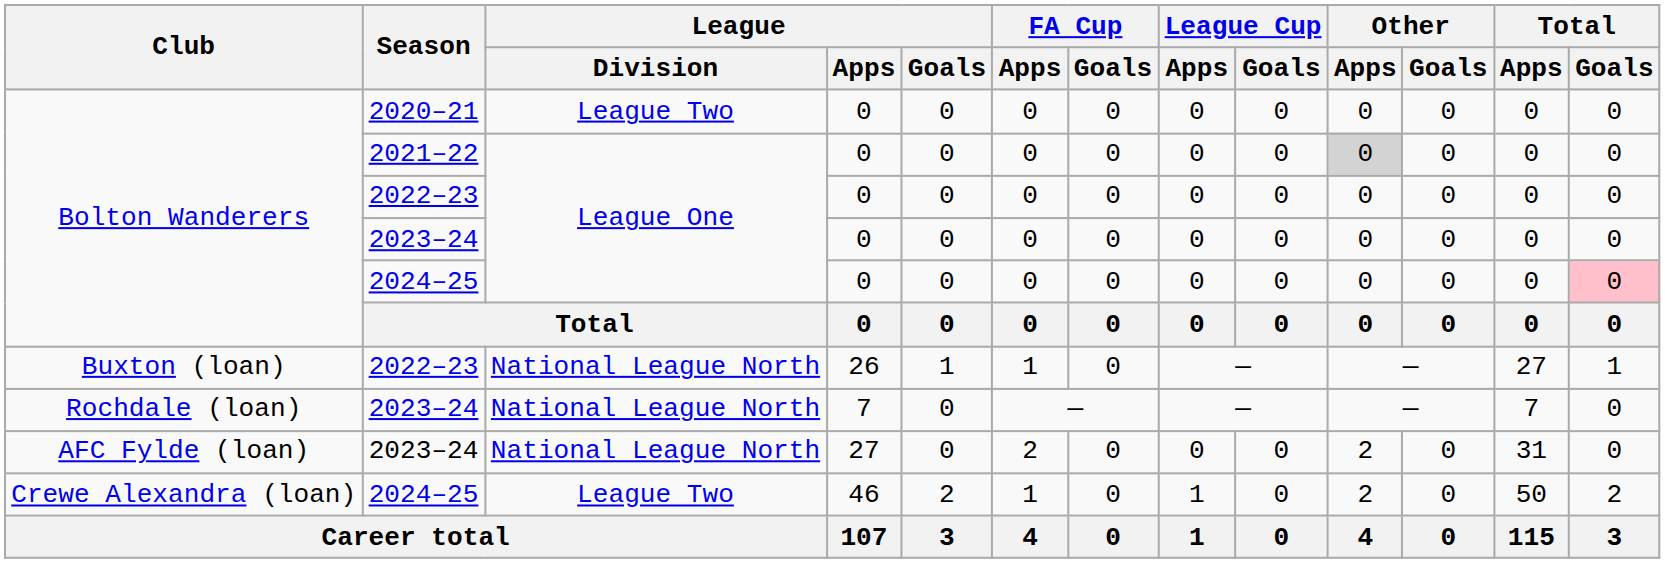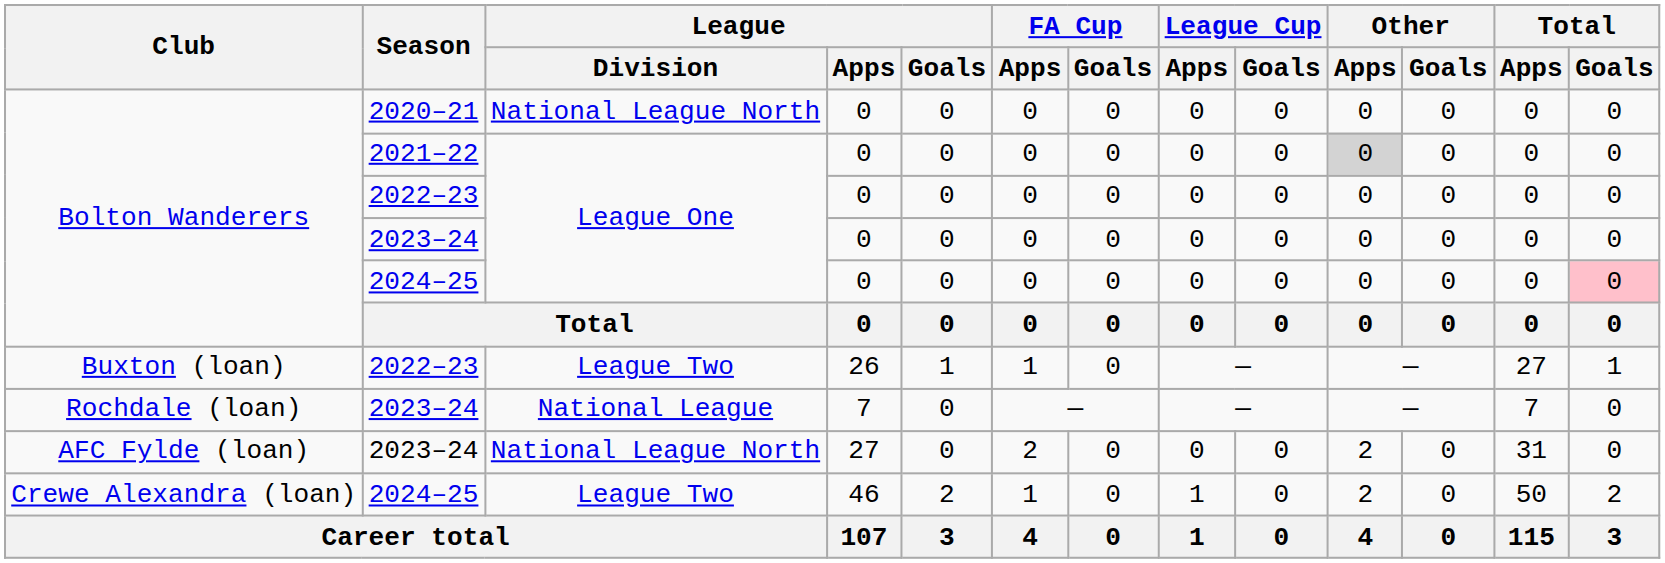(656, 111) League Two -> (656, 111) National League North
(656, 367) National League North -> (656, 367) League Two
(656, 410) National League North -> (655, 410) National League
